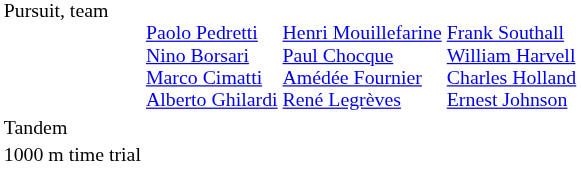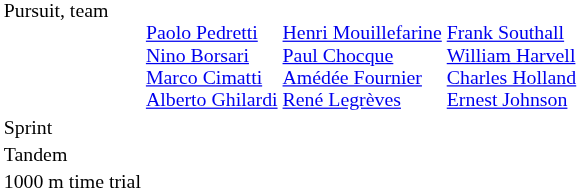+ row: (28, 127)
